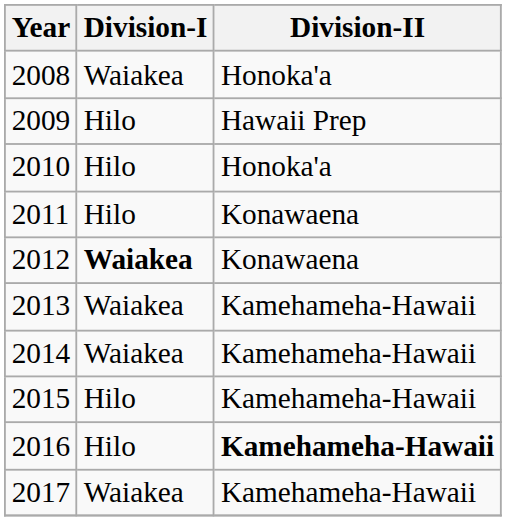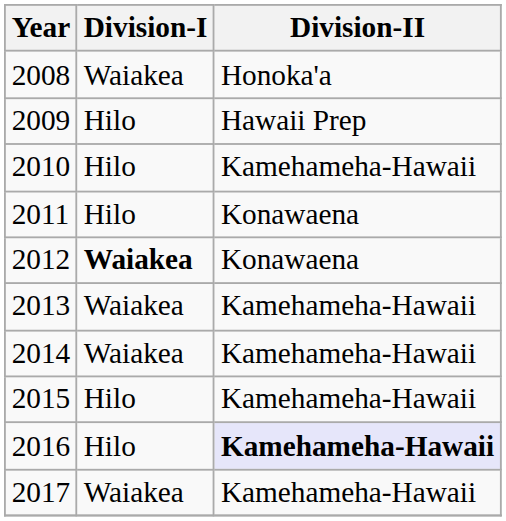(276, 167) Honoka'a -> (349, 167) Kamehameha-Hawaii
(358, 445) no background -> (358, 445) lavender background
